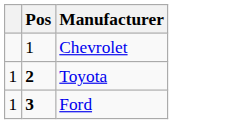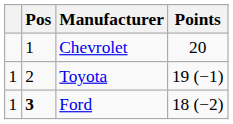+ column: (198, 18)
(30, 76) bold -> (30, 76) normal
